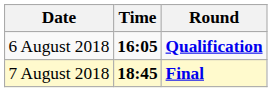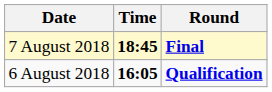rows swapped: (59, 45) <-> (59, 73)
